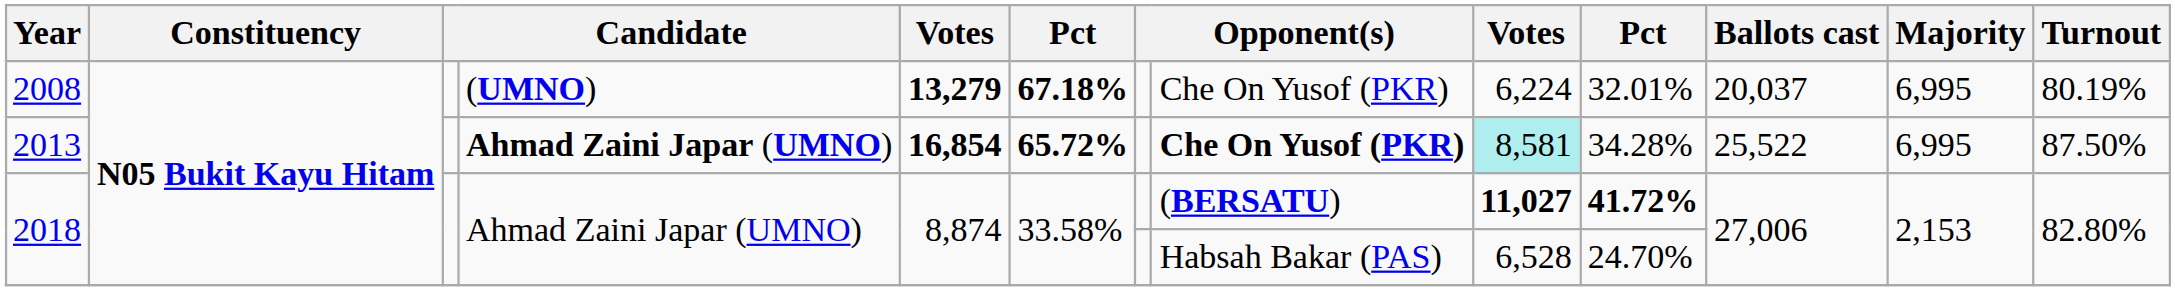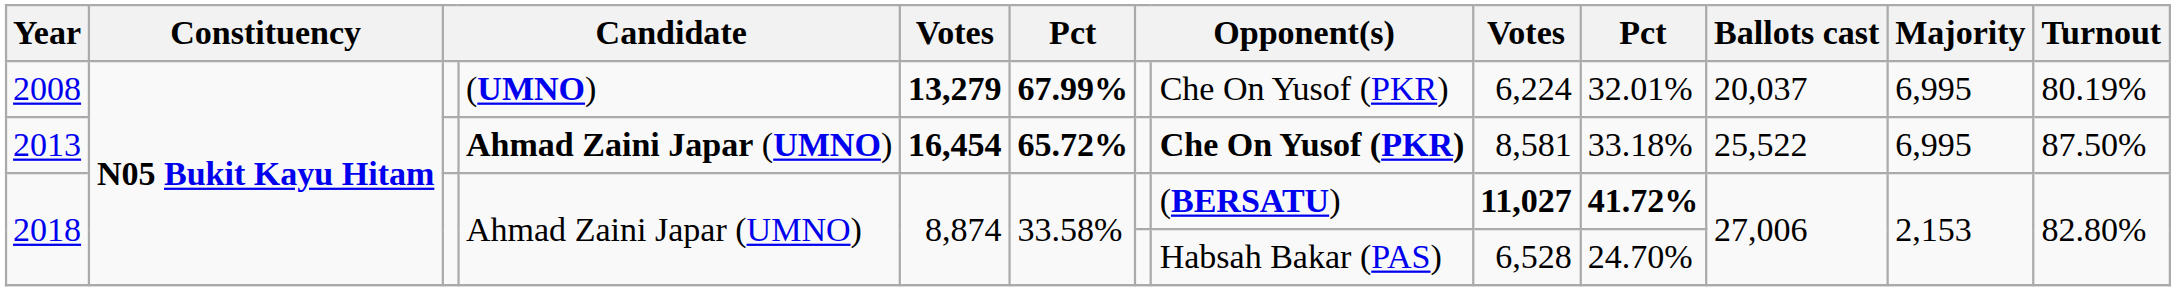(1073, 88) 67.18% -> (1073, 88) 67.99%
(955, 144) 16,854 -> (955, 144) 16,454
(1534, 144) paleturquoise background -> (1534, 144) no background
(1640, 144) 34.28% -> (1640, 144) 33.18%
